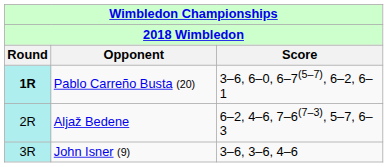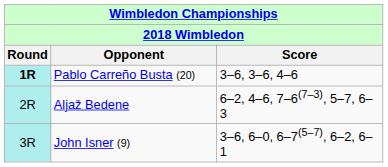(296, 84) 3–6, 6–0, 6–7(5–7), 6–2, 6–1 -> (259, 75) 3–6, 3–6, 4–6
(259, 151) 3–6, 3–6, 4–6 -> (296, 142) 3–6, 6–0, 6–7(5–7), 6–2, 6–1
